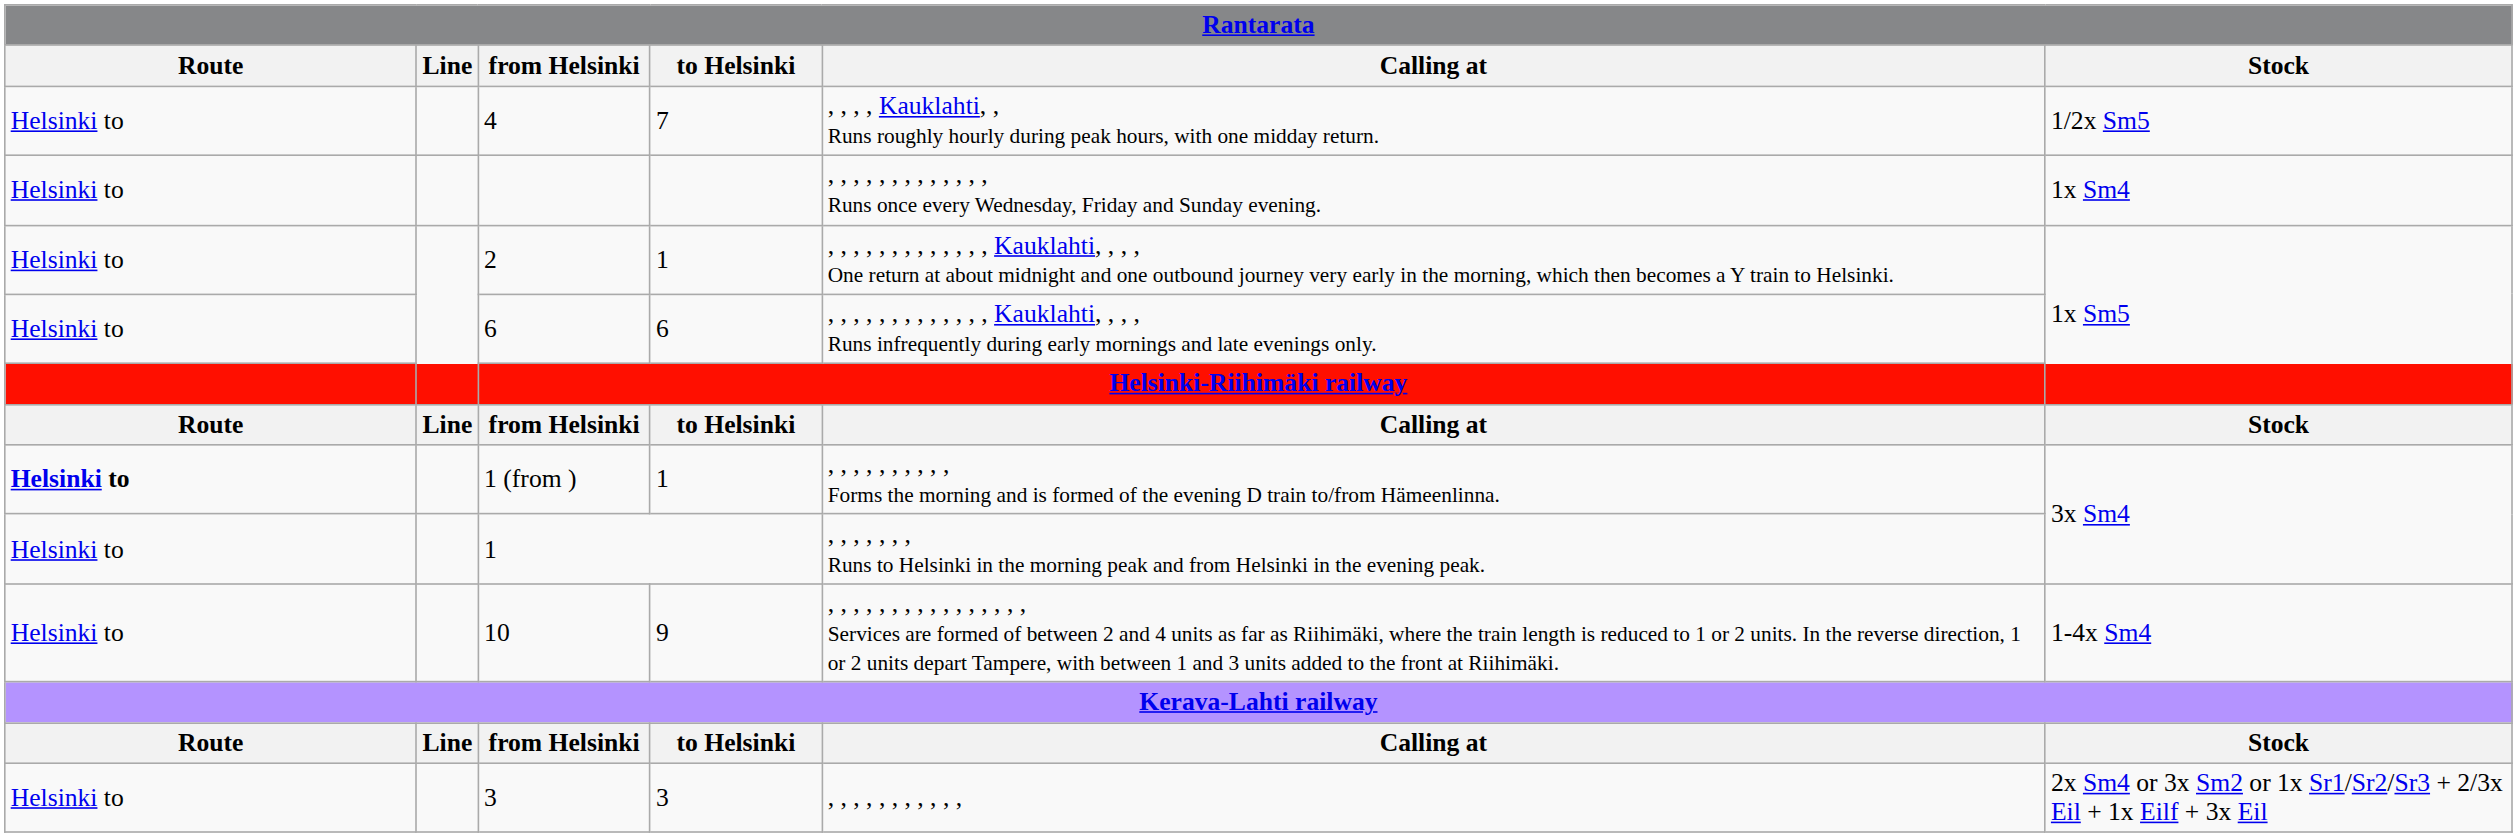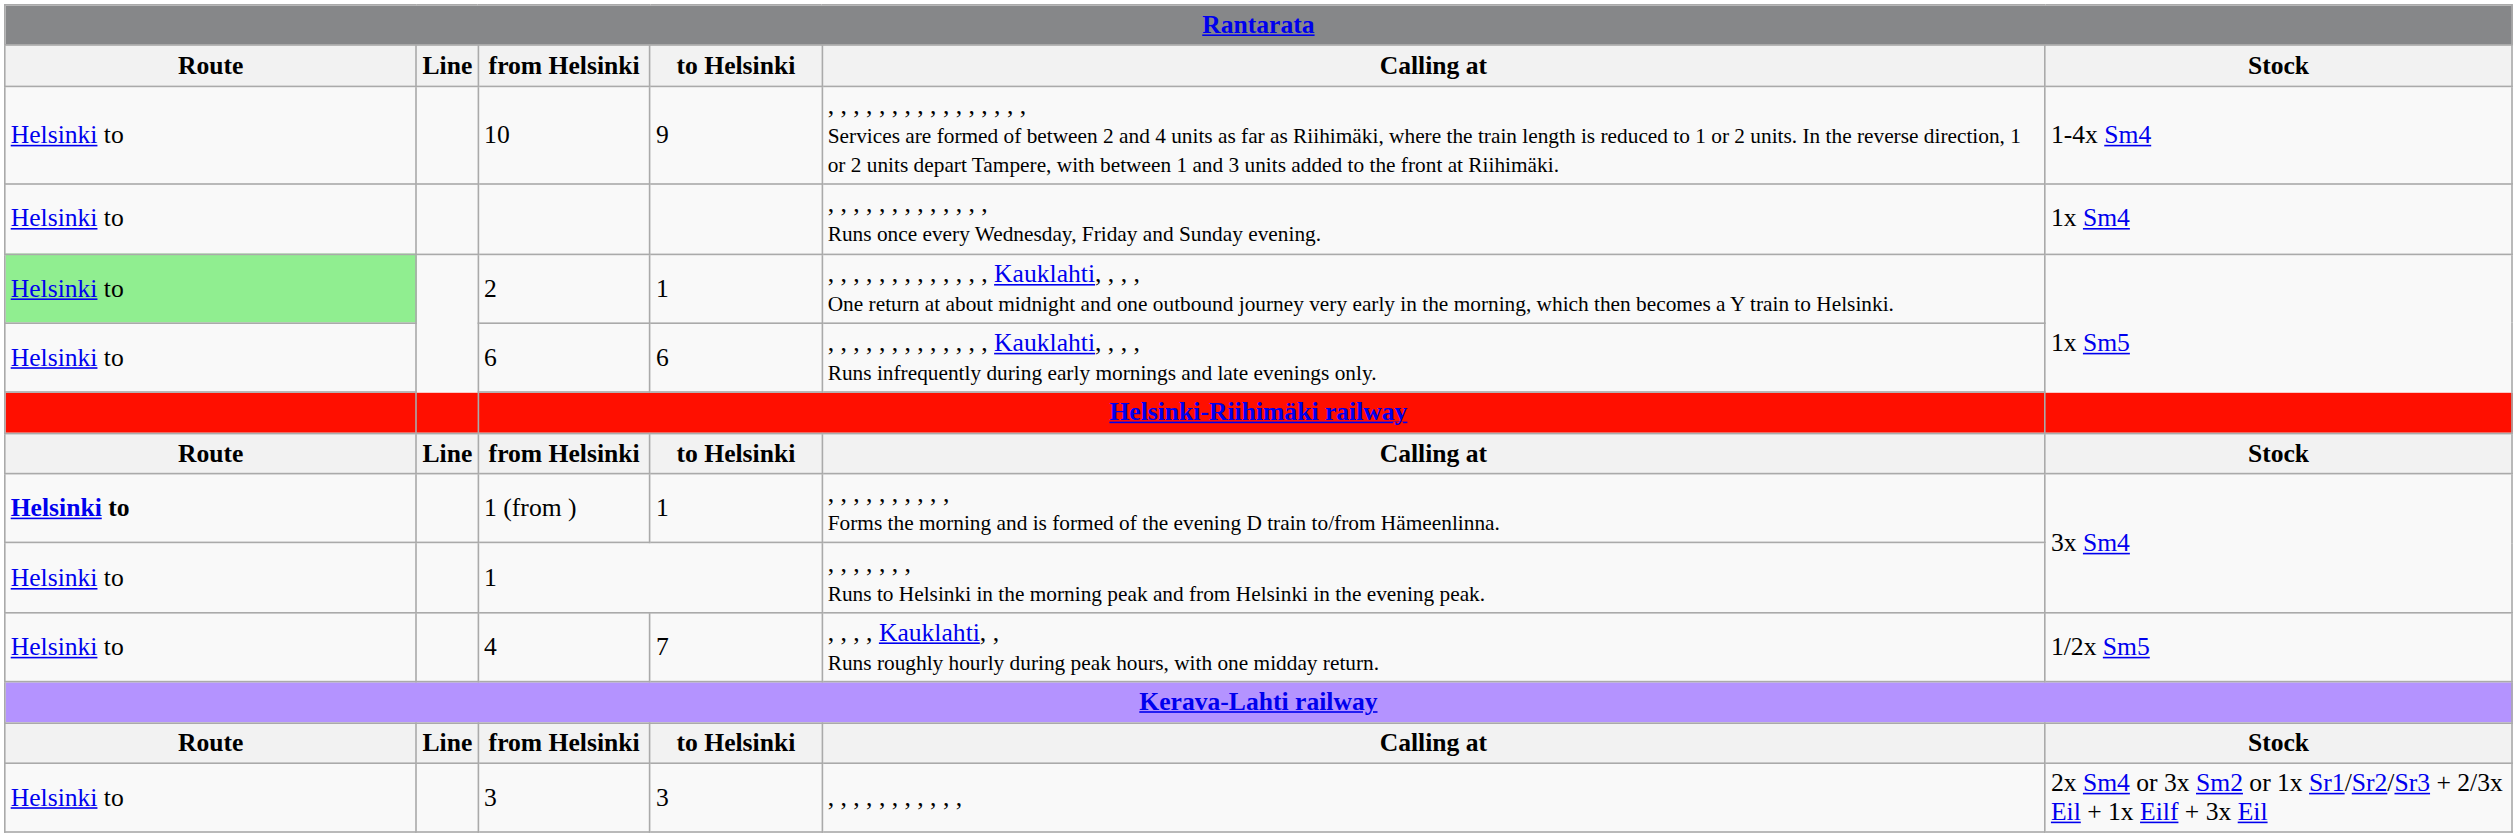rows swapped: (490, 120) <-> (497, 632)
(67, 259) no background -> (67, 288) lightgreen background
